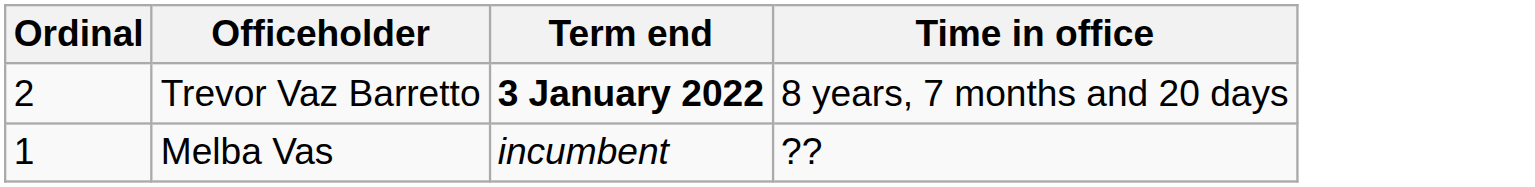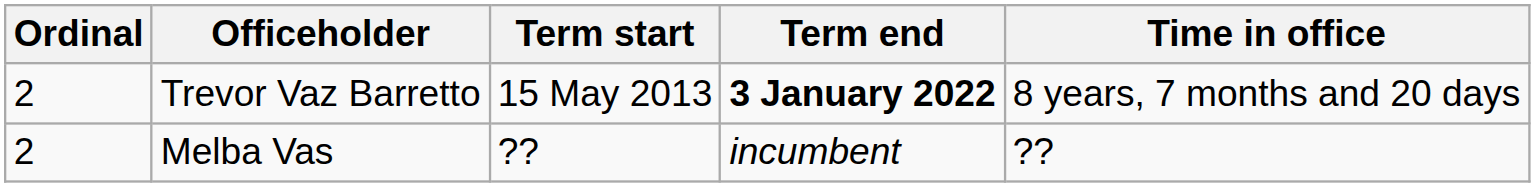+ column: (605, 33)
(24, 151) 1 -> (24, 151) 2
